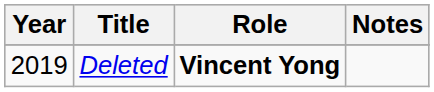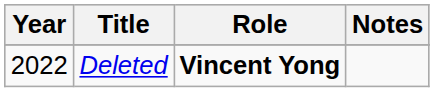(39, 65) 2019 -> (39, 65) 2022
